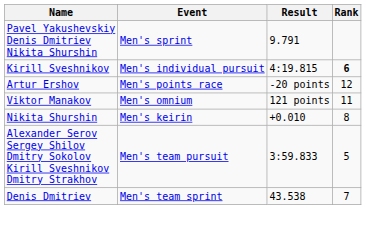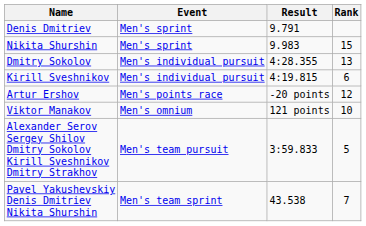(61, 40) Pavel Yakushevskiy Denis Dmitriev Nikita Shurshin -> (49, 29) Denis Dmitriev
+ row: (284, 45)
+ row: (294, 61)
(347, 68) bold -> (347, 78) normal
(347, 101) 11 -> (347, 110) 10
- row: (288, 117)
(49, 196) Denis Dmitriev -> (61, 201) Pavel Yakushevskiy Denis Dmitriev Nikita Shurshin
